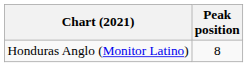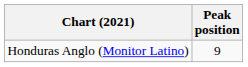(217, 51) 8 -> (217, 51) 9
